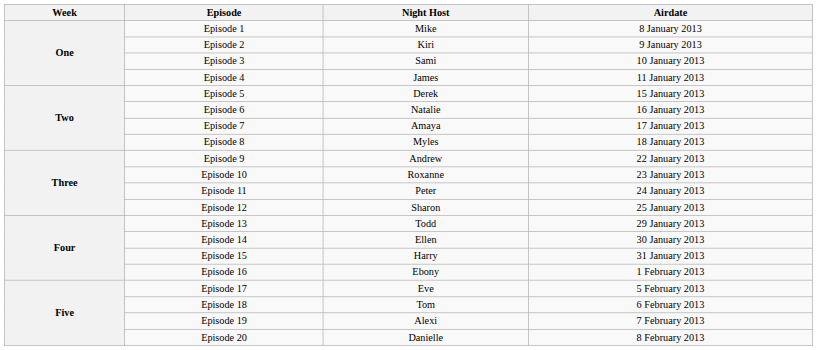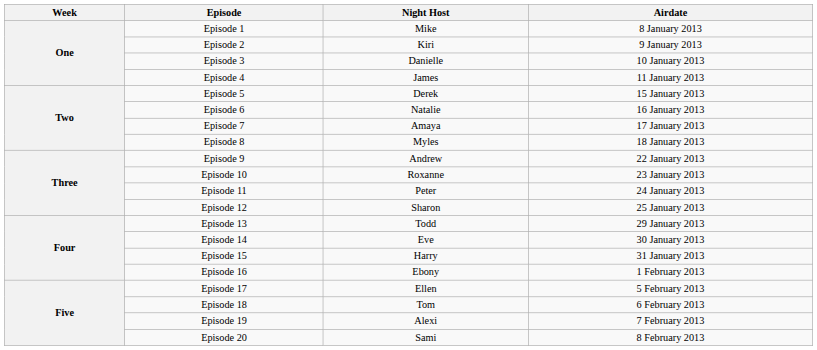(426, 61) Sami -> (426, 61) Danielle
(426, 239) Ellen -> (426, 239) Eve
(426, 288) Eve -> (426, 288) Ellen
(426, 337) Danielle -> (426, 337) Sami
